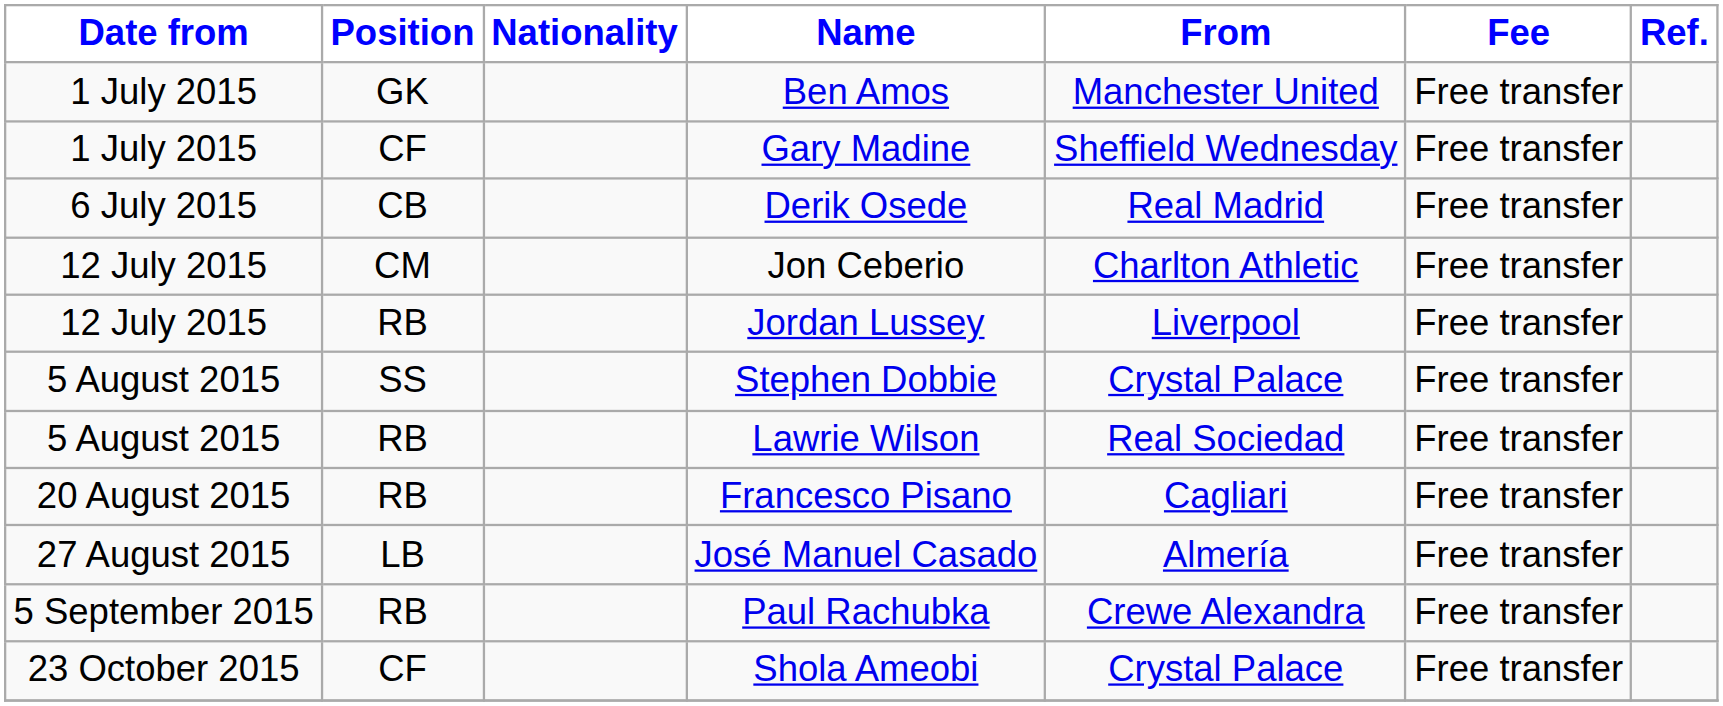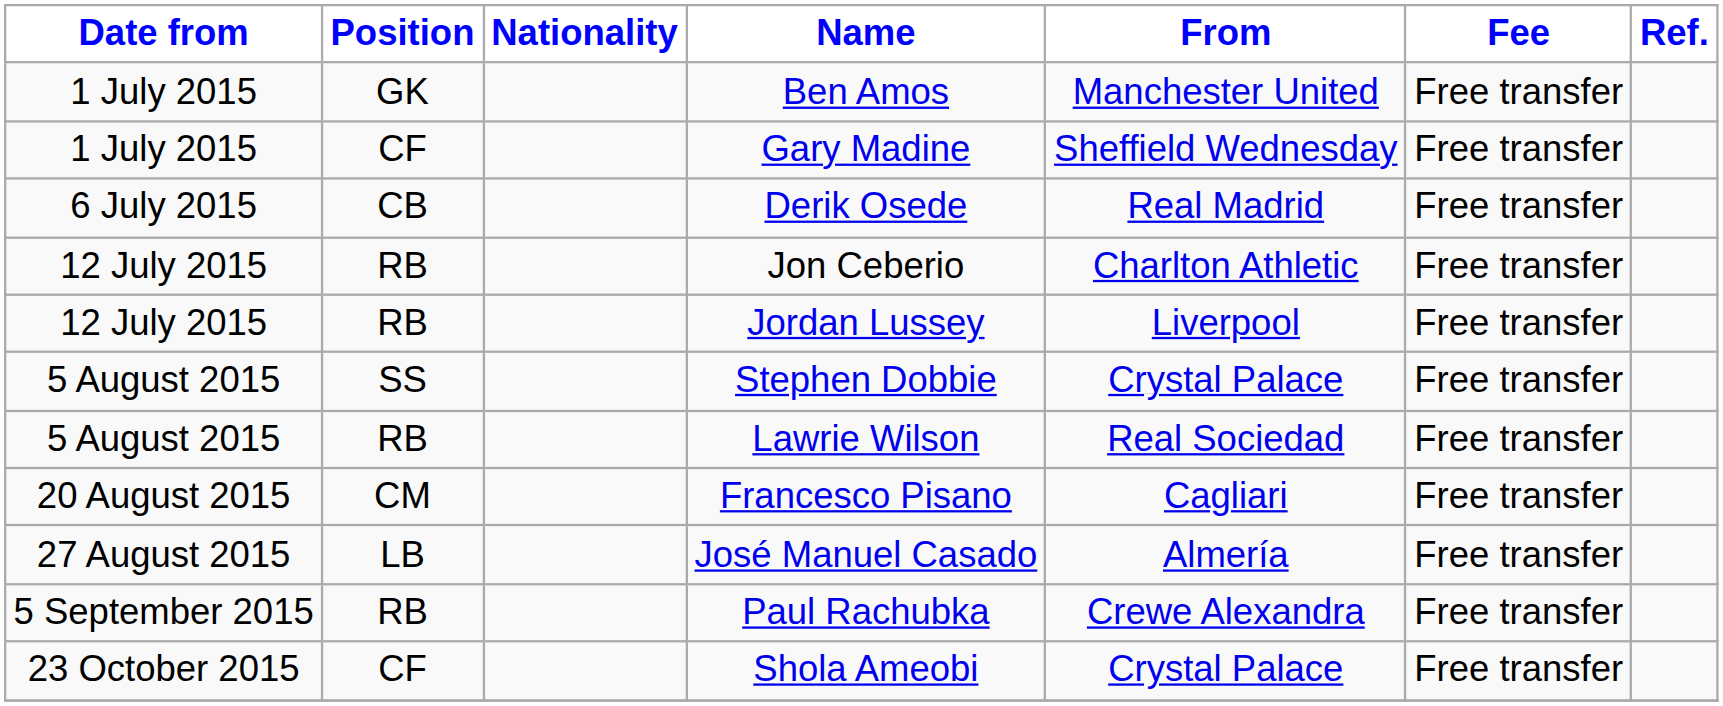(402, 264) CM -> (402, 264) RB
(402, 496) RB -> (402, 496) CM
